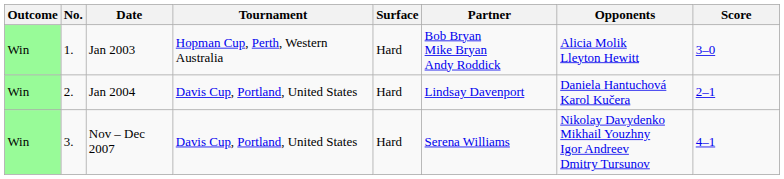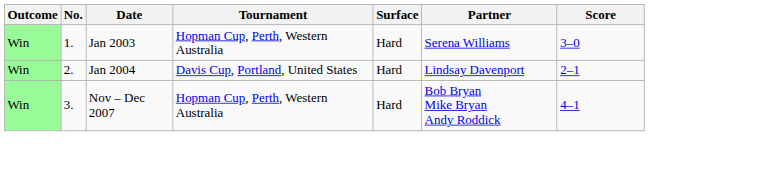- column: (625, 14)
(463, 49) Bob Bryan Mike Bryan Andy Roddick -> (467, 42) Serena Williams
(266, 142) Davis Cup, Portland, United States -> (252, 105) Hopman Cup, Perth, Western Australia
(467, 142) Serena Williams -> (463, 105) Bob Bryan Mike Bryan Andy Roddick
